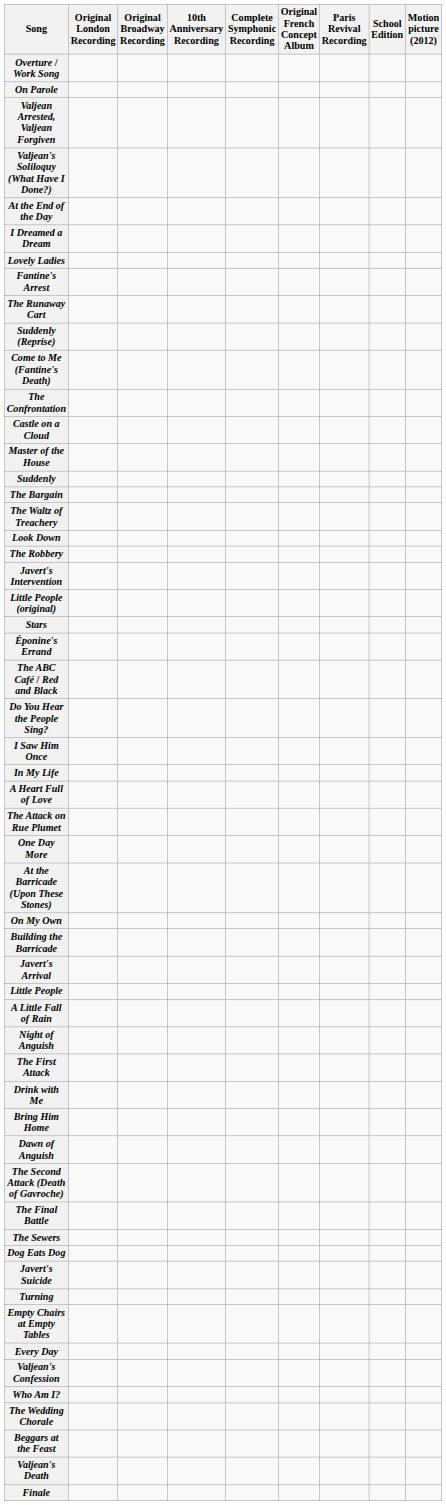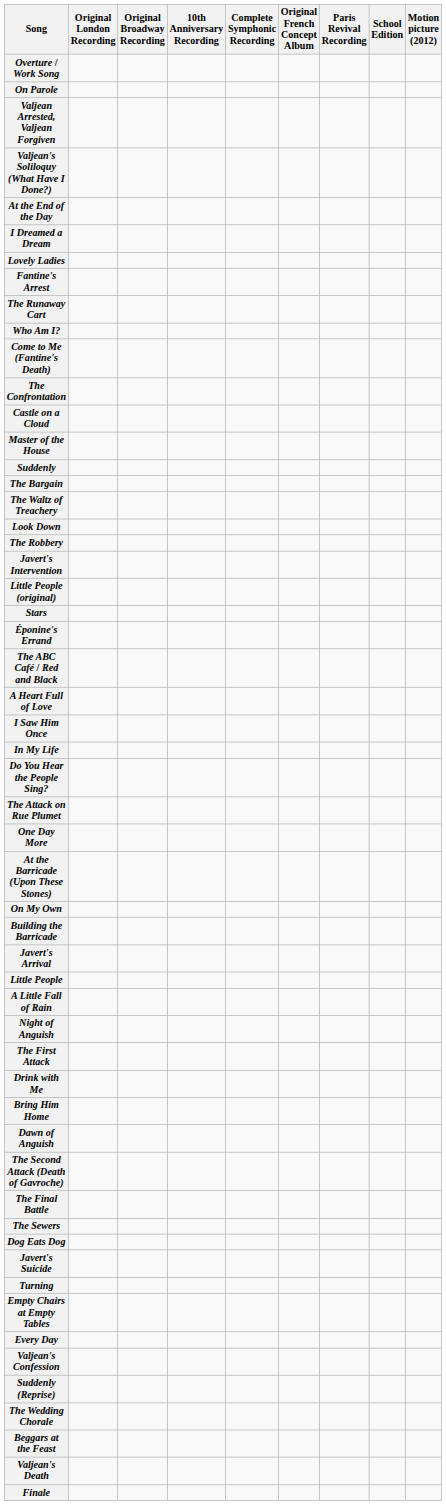rows swapped: (36, 1394) <-> (36, 336)
rows swapped: (36, 718) <-> (36, 794)
